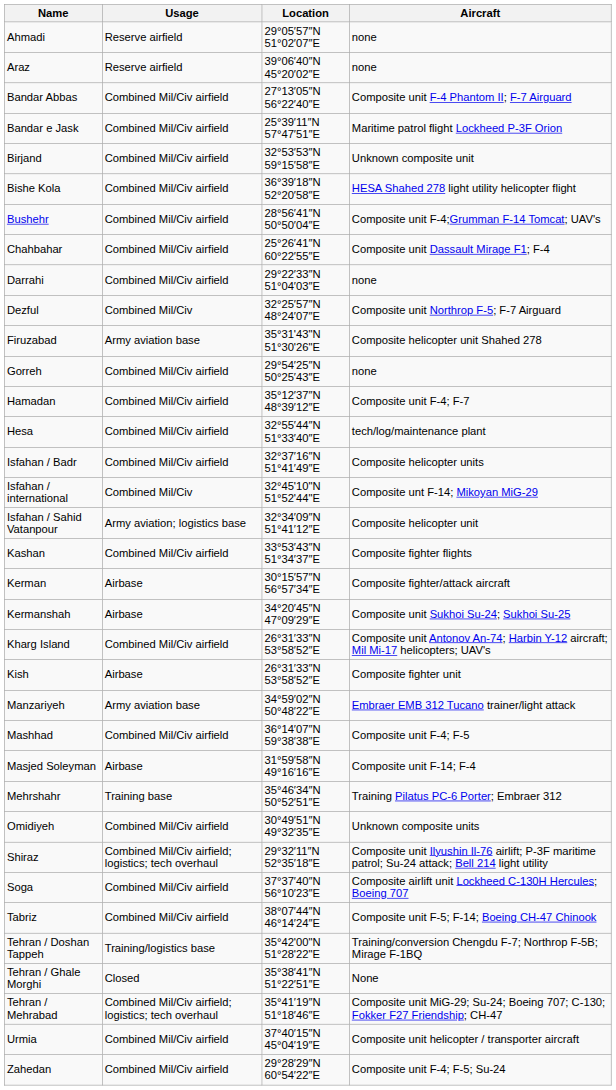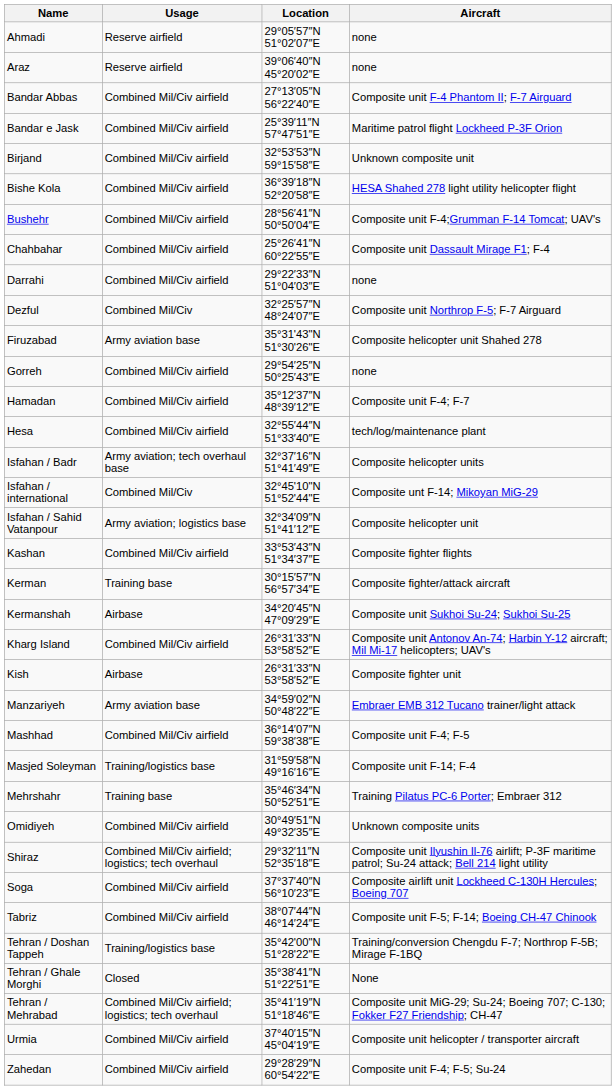(167, 462) Combined Mil/Civ airfield -> (175, 462) Army aviation; tech overhaul base
(124, 583) Airbase -> (138, 583) Training base
(124, 766) Airbase -> (160, 766) Training/logistics base
